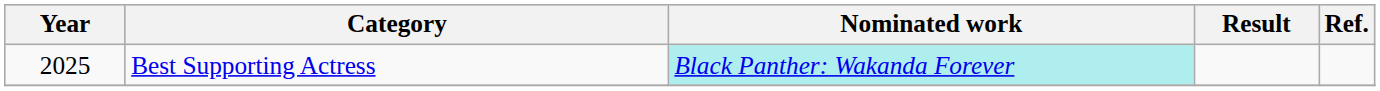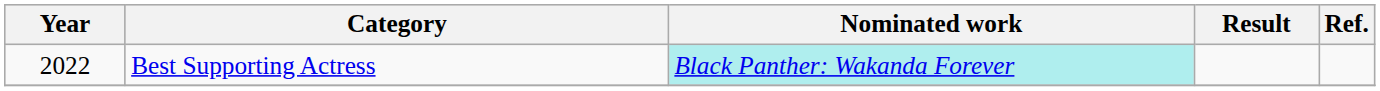(65, 64) 2025 -> (65, 64) 2022
